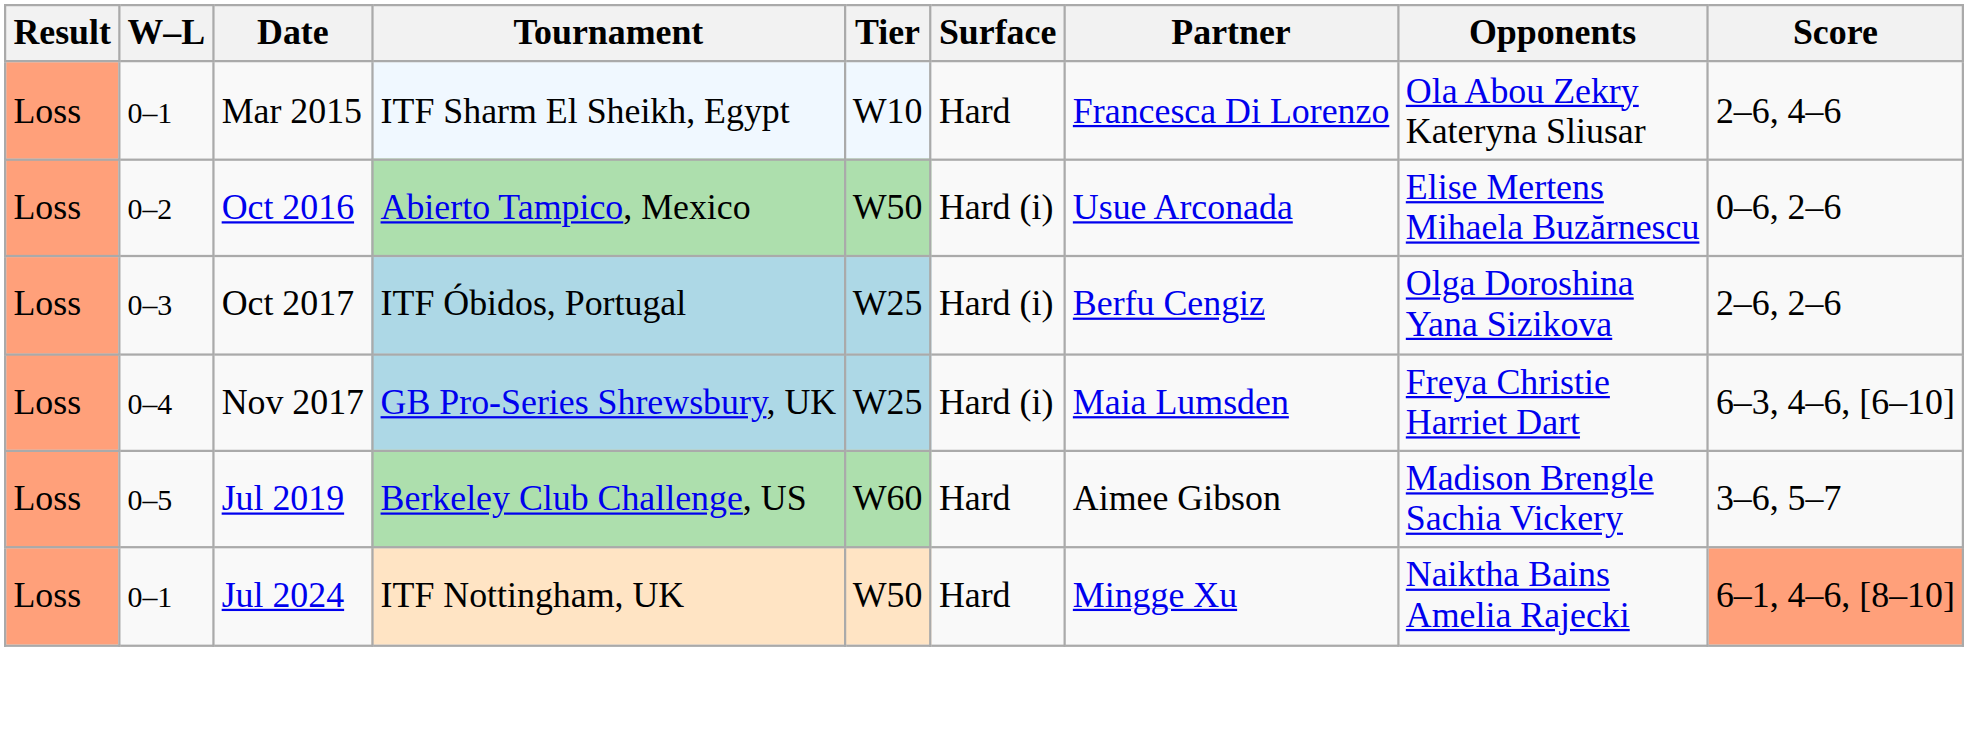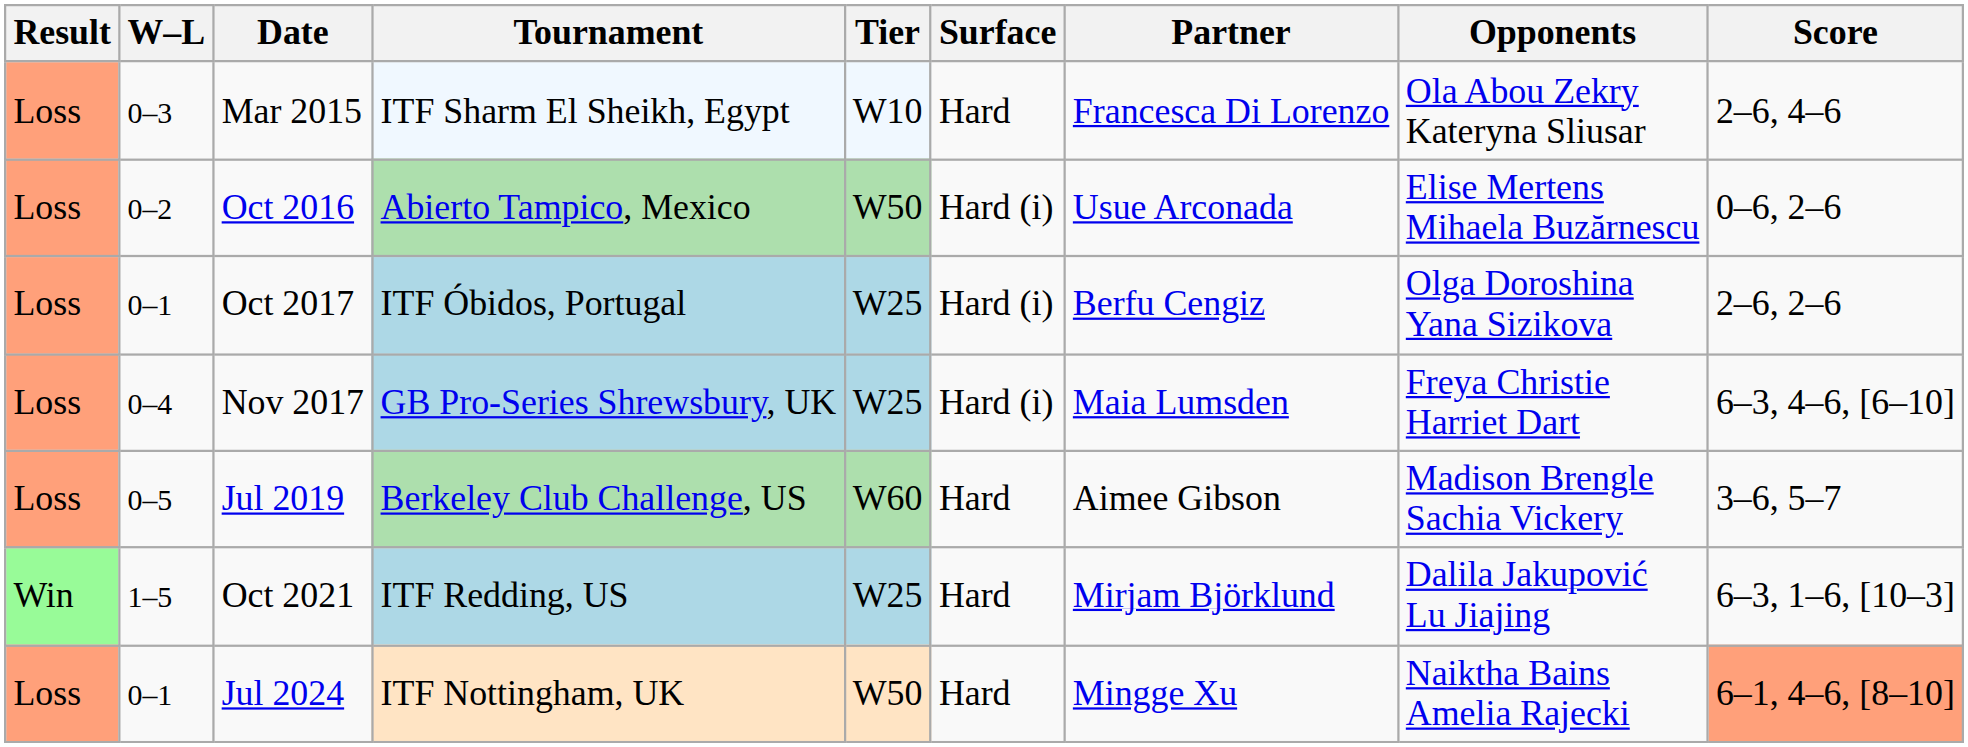(150, 112) 0–1 -> (150, 112) 0–3
(150, 306) 0–3 -> (150, 306) 0–1
+ row: (288, 595)
